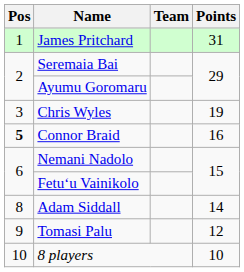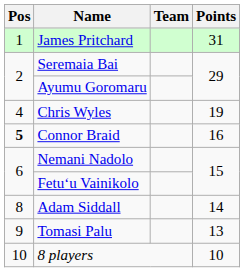(19, 111) 3 -> (19, 111) 4
(216, 231) 12 -> (216, 231) 13
